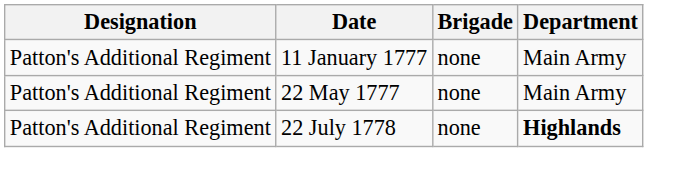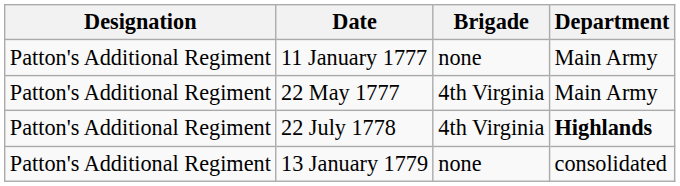(459, 92) none -> (491, 92) 4th Virginia
(459, 127) none -> (491, 127) 4th Virginia
+ row: (355, 163)
